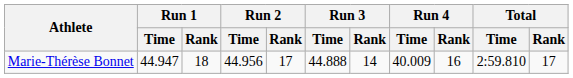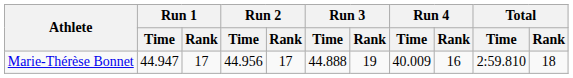(202, 62) 18 -> (202, 62) 17
(370, 62) 14 -> (370, 62) 19
(549, 62) 17 -> (549, 62) 18
